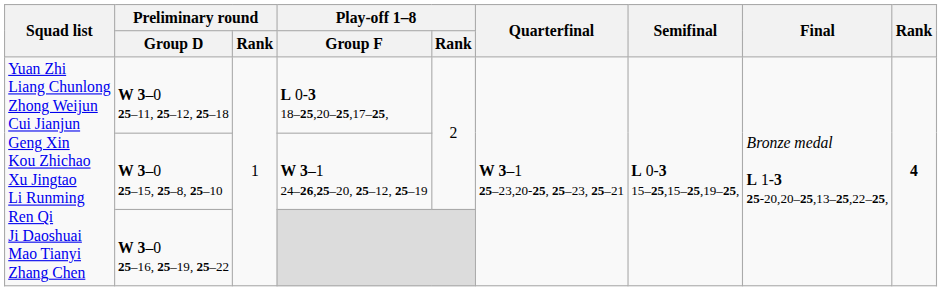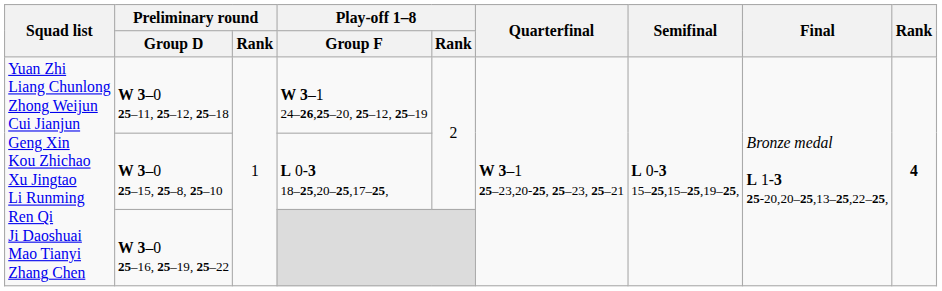(334, 104) L 0-3 18–25,20–25,17–25, -> (354, 104) W 3–1 24–26,25–20, 25–12, 25–19
(354, 180) W 3–1 24–26,25–20, 25–12, 25–19 -> (334, 180) L 0-3 18–25,20–25,17–25,
